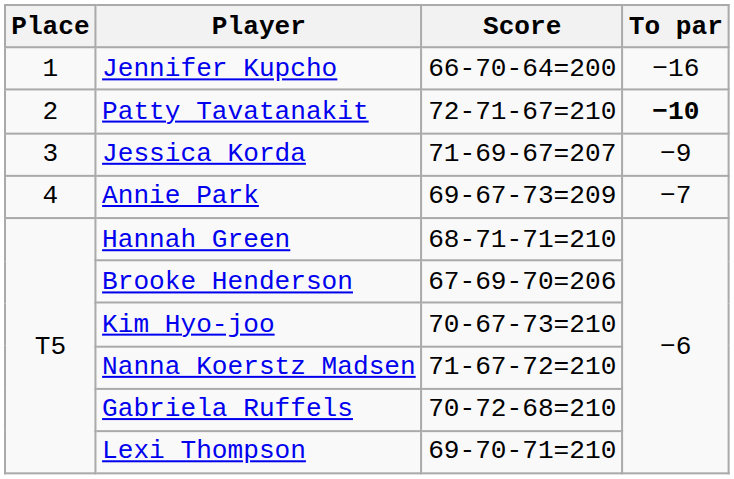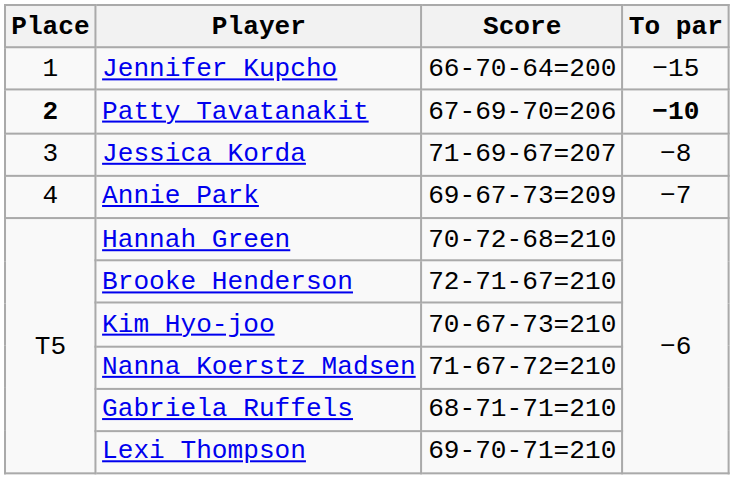(676, 69) −16 -> (676, 69) −15
(50, 111) normal -> (50, 111) bold
(522, 111) 72-71-67=210 -> (522, 111) 67-69-70=206
(676, 154) −9 -> (676, 154) −8
(522, 239) 68-71-71=210 -> (522, 239) 70-72-68=210
(522, 282) 67-69-70=206 -> (522, 282) 72-71-67=210
(522, 410) 70-72-68=210 -> (522, 410) 68-71-71=210
